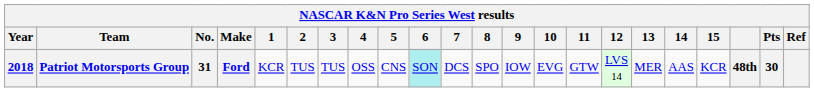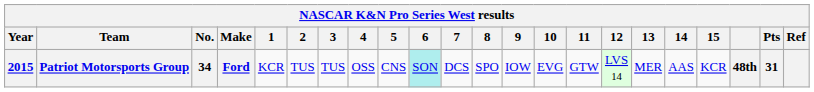(20, 68) 2018 -> (20, 68) 2015
(205, 68) 31 -> (205, 68) 34
(772, 68) 30 -> (772, 68) 31
